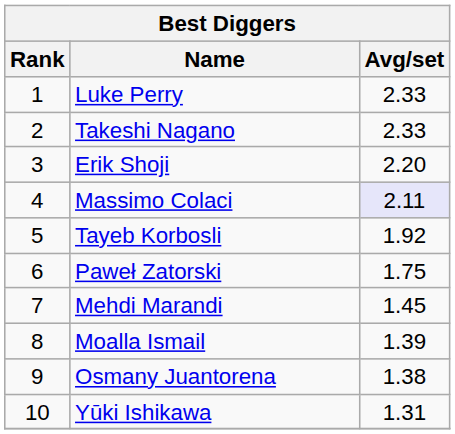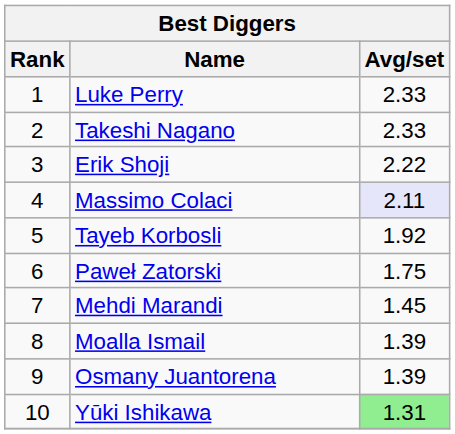(404, 165) 2.20 -> (404, 165) 2.22
(404, 376) 1.38 -> (404, 376) 1.39
(404, 412) no background -> (404, 412) lightgreen background
